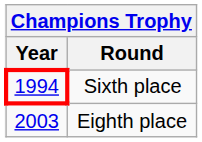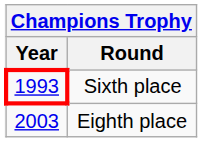(37, 87) 1994 -> (37, 87) 1993
